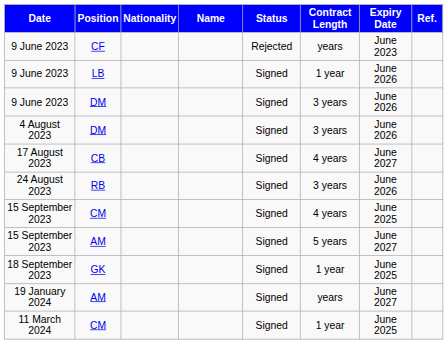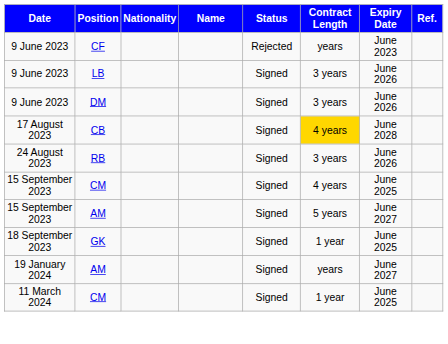(330, 75) 1 year -> (330, 75) 3 years
- row: (40, 130)
(330, 158) no background -> (330, 130) gold background
(386, 158) June 2027 -> (386, 130) June 2028
